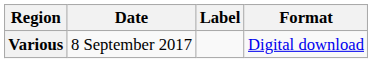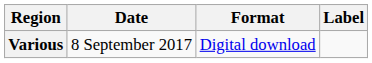columns swapped: (306, 17) <-> (220, 17)
